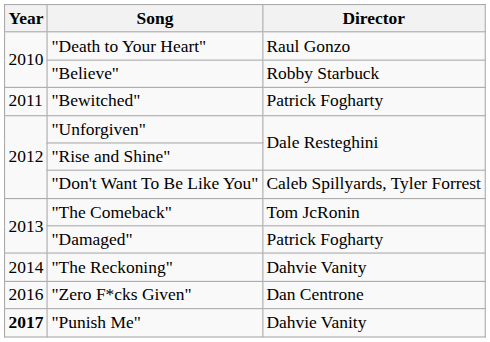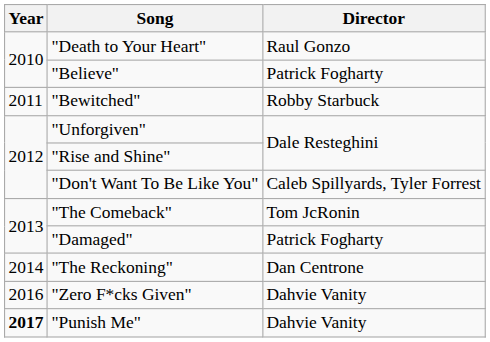(323, 73) Robby Starbuck -> (325, 73) Patrick Fogharty
(325, 101) Patrick Fogharty -> (323, 101) Robby Starbuck
(316, 267) Dahvie Vanity -> (315, 267) Dan Centrone
(315, 294) Dan Centrone -> (316, 294) Dahvie Vanity
